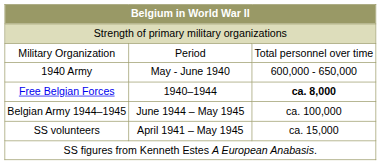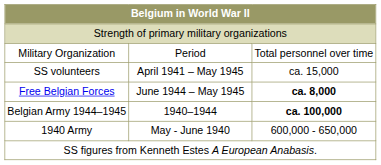rows swapped: (67, 72) <-> (67, 130)
(190, 91) 1940–1944 -> (190, 91) June 1944 – May 1945
(190, 111) June 1944 – May 1945 -> (190, 111) 1940–1944
(314, 111) normal -> (314, 111) bold
